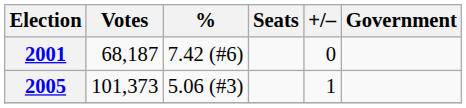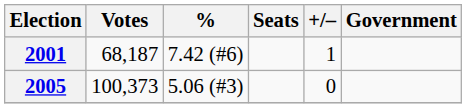(331, 53) 0 -> (331, 53) 1
(125, 86) 101,373 -> (125, 86) 100,373
(331, 86) 1 -> (331, 86) 0
